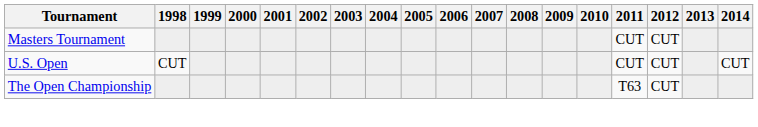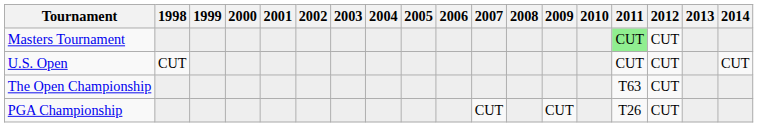(630, 40) no background -> (630, 40) lightgreen background
+ row: (65, 110)
